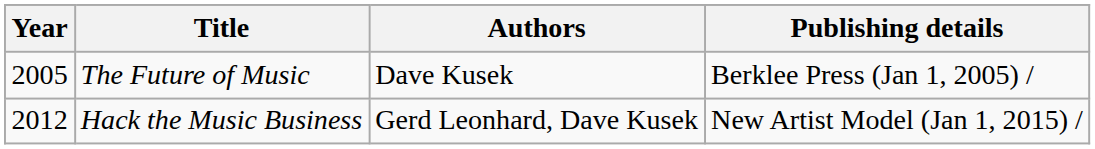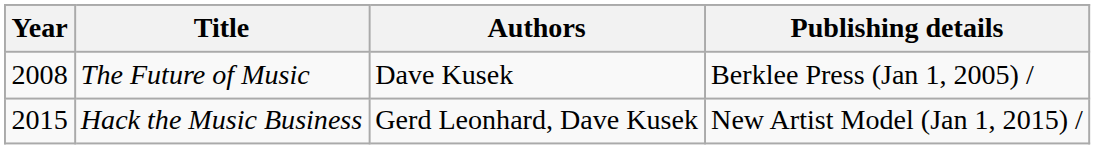(40, 74) 2005 -> (40, 74) 2008
(40, 120) 2012 -> (40, 120) 2015
